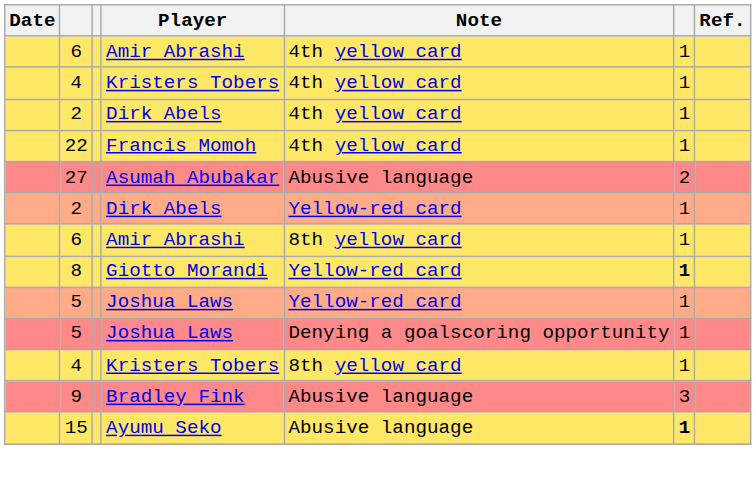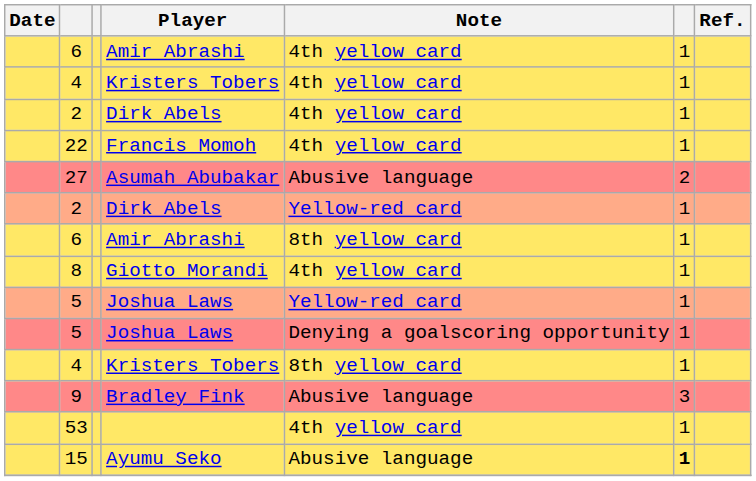(375, 271) Yellow-red card -> (375, 271) 4th yellow card
(684, 271) bold -> (684, 271) normal
+ row: (76, 428)
